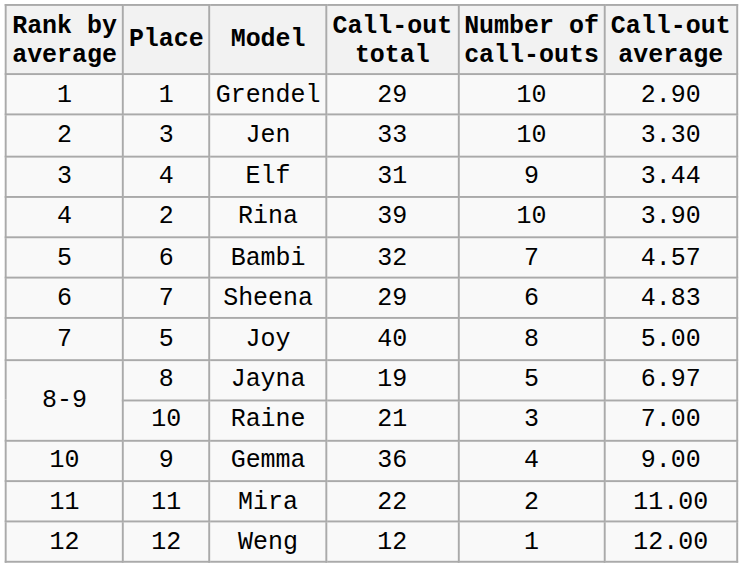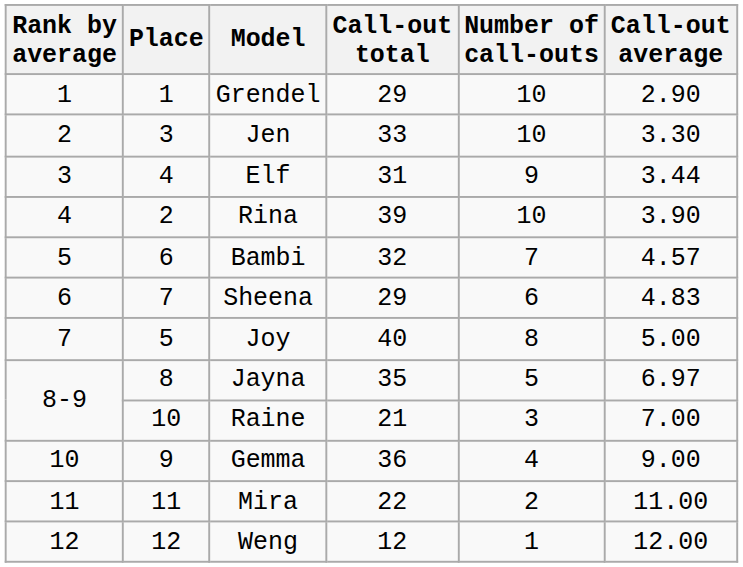(392, 380) 19 -> (392, 380) 35
